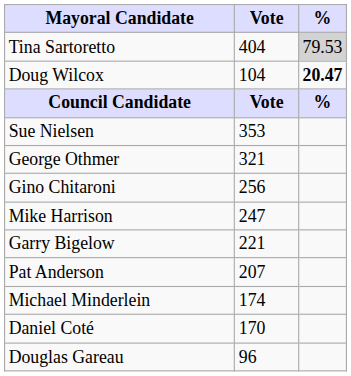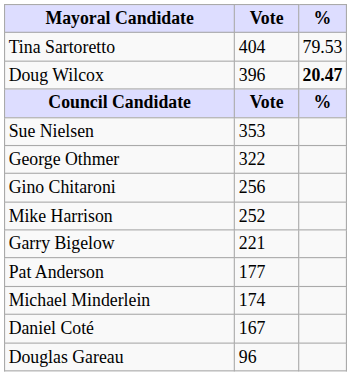(323, 46) lightgrey background -> (323, 46) no background
(252, 74) 104 -> (252, 74) 396
(252, 159) 321 -> (252, 159) 322
(252, 215) 247 -> (252, 215) 252
(252, 272) 207 -> (252, 272) 177
(252, 328) 170 -> (252, 328) 167
